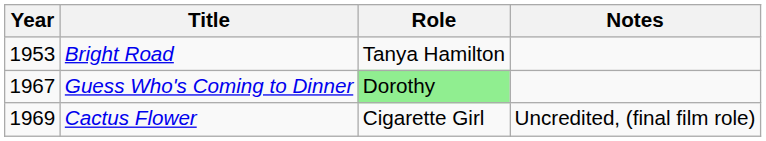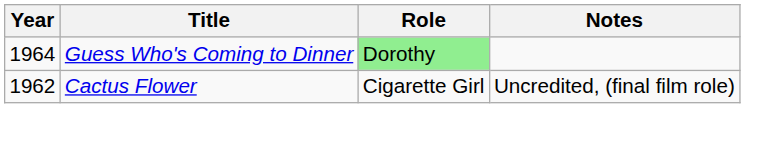- row: (119, 53)
(32, 86) 1967 -> (32, 53) 1964
(32, 119) 1969 -> (32, 86) 1962
